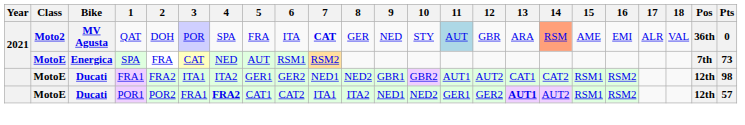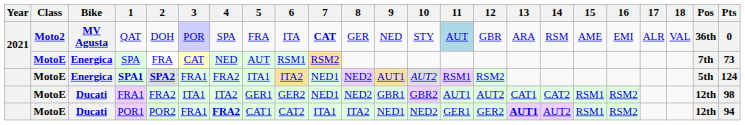(556, 36) lightsalmon background -> (557, 36) no background
+ row: (131, 77)
(727, 94) 57 -> (729, 111) 94
